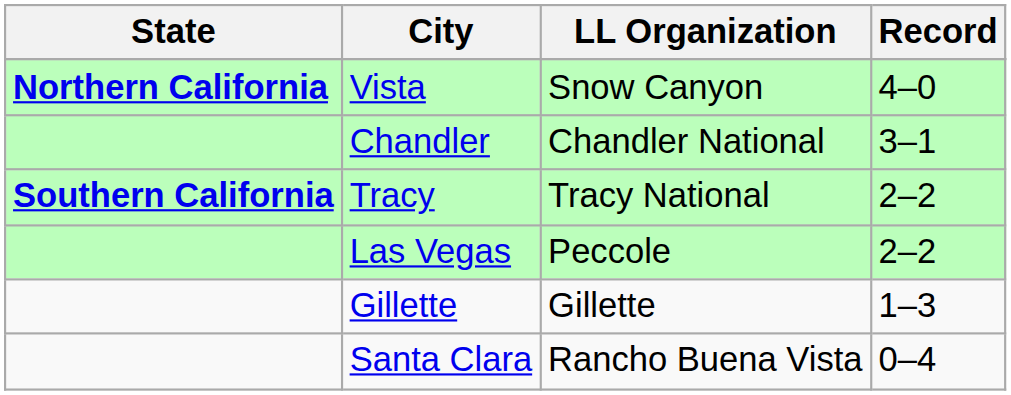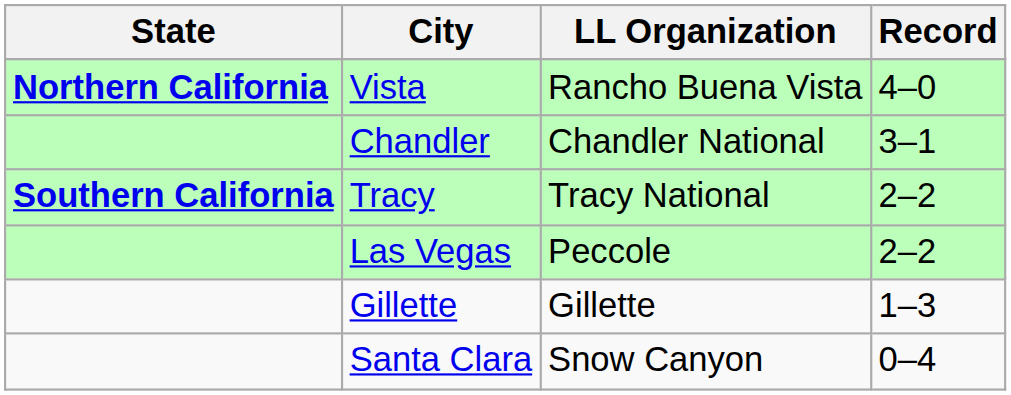(656, 86) Snow Canyon -> (705, 86) Rancho Buena Vista
(705, 360) Rancho Buena Vista -> (656, 360) Snow Canyon
